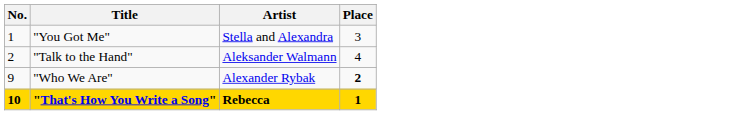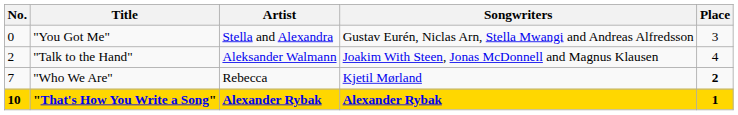+ column: (518, 15)
(11, 36) 1 -> (11, 36) 0
(11, 78) 9 -> (11, 78) 7
(269, 78) Alexander Rybak -> (245, 78) Rebecca
(246, 99) Rebecca -> (272, 99) Alexander Rybak
